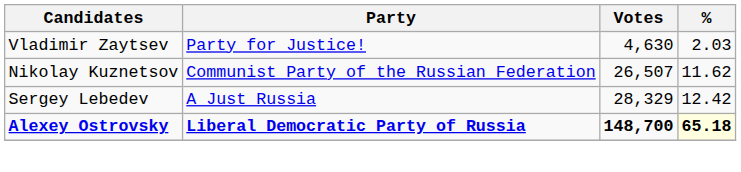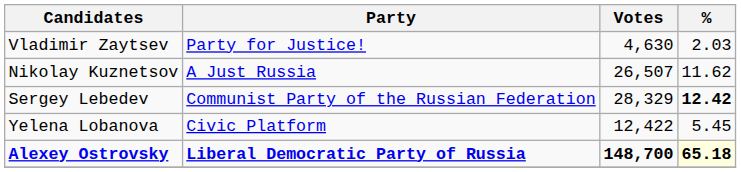(391, 72) Communist Party of the Russian Federation -> (251, 72) A Just Russia
(251, 100) A Just Russia -> (391, 100) Communist Party of the Russian Federation
(706, 100) normal -> (706, 100) bold
+ row: (83, 127)
